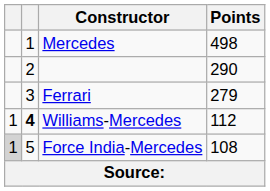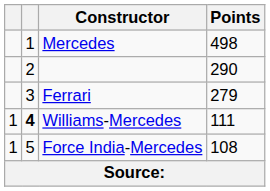(223, 121) 112 -> (223, 121) 111
(13, 147) lightgrey background -> (13, 147) no background
